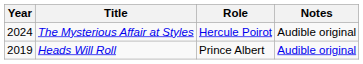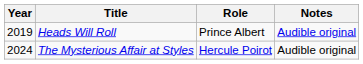rows swapped: (77, 50) <-> (116, 31)
